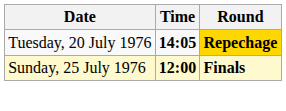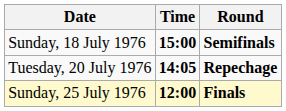+ row: (77, 42)
(240, 42) gold background -> (240, 67) no background
